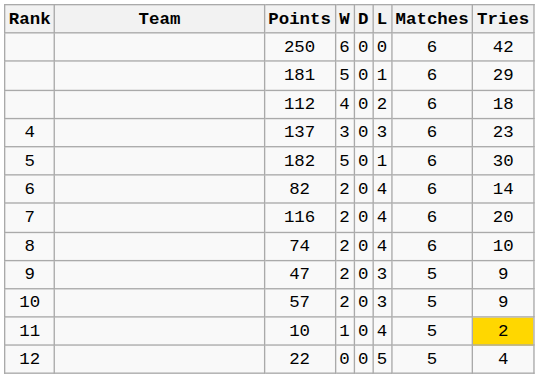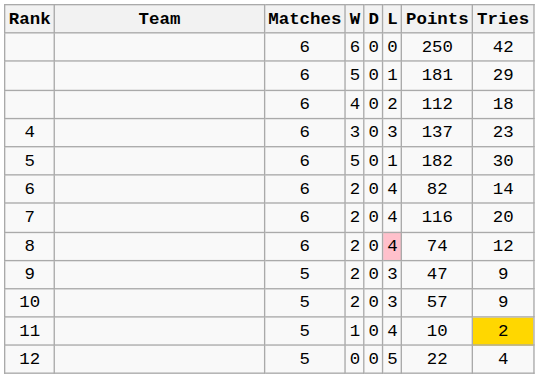columns swapped: (432, 19) <-> (300, 19)
(382, 246) no background -> (392, 246) pink background
(503, 246) 10 -> (503, 246) 12
